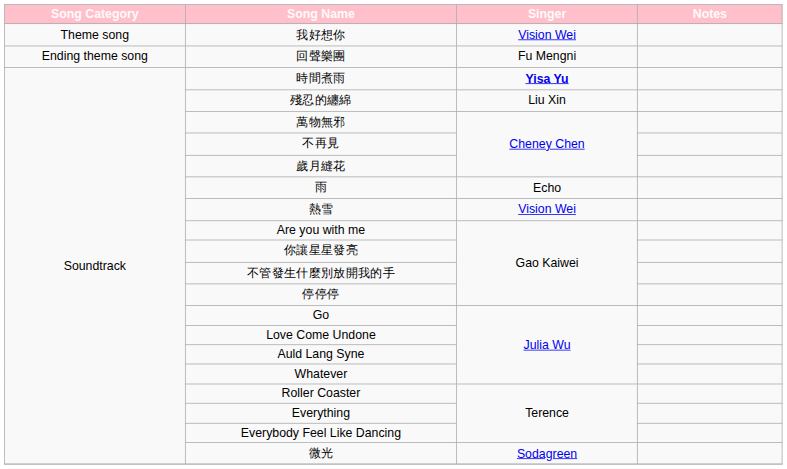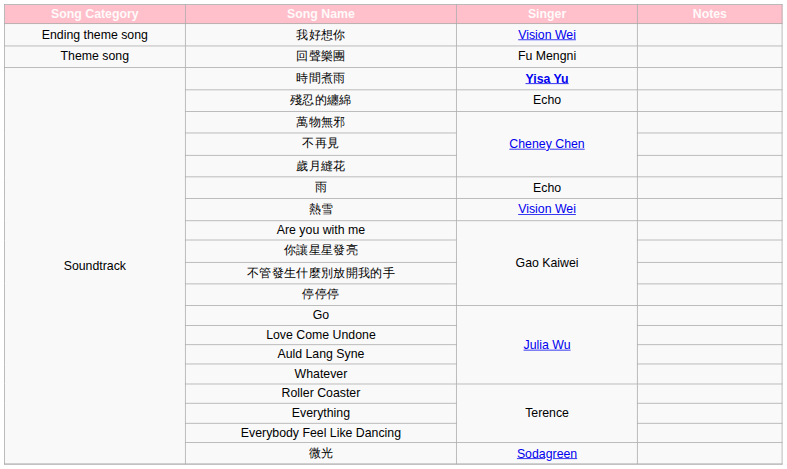(95, 34) Theme song -> (95, 34) Ending theme song
(95, 56) Ending theme song -> (95, 56) Theme song
(547, 100) Liu Xin -> (547, 100) Echo
